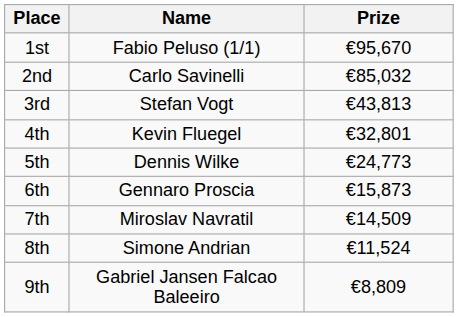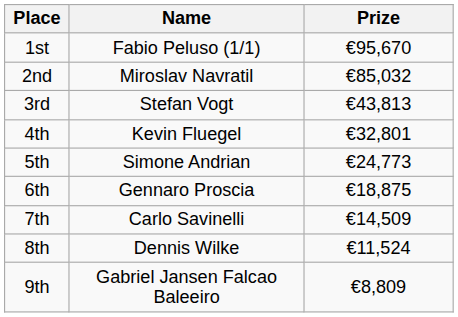(187, 76) Carlo Savinelli -> (187, 76) Miroslav Navratil
(187, 162) Dennis Wilke -> (187, 162) Simone Andrian
(379, 190) €15,873 -> (379, 190) €18,875
(187, 219) Miroslav Navratil -> (187, 219) Carlo Savinelli
(187, 248) Simone Andrian -> (187, 248) Dennis Wilke
